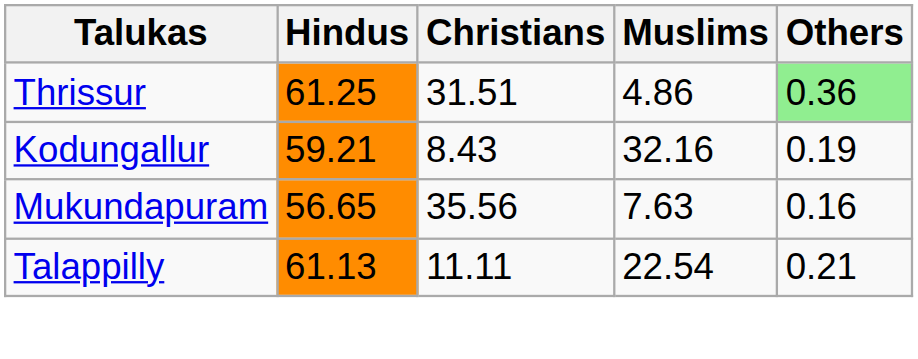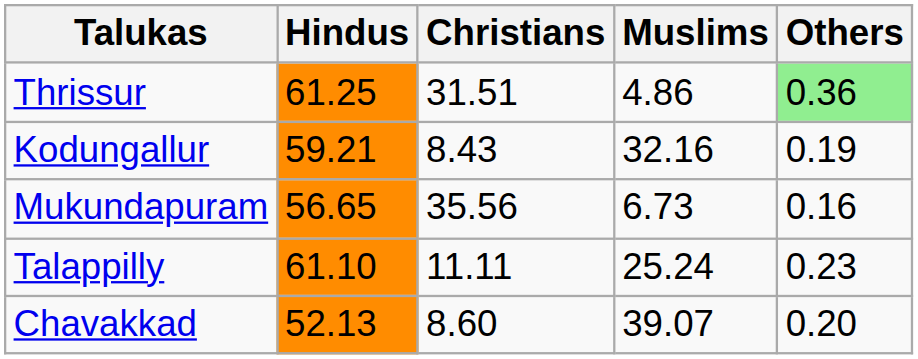(658, 207) 7.63 -> (658, 207) 6.73
(331, 265) 61.13 -> (331, 265) 61.10
(668, 265) 22.54 -> (668, 265) 25.24
(821, 265) 0.21 -> (821, 265) 0.23
+ row: (105, 324)
